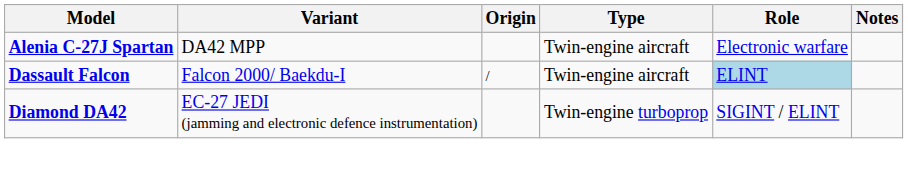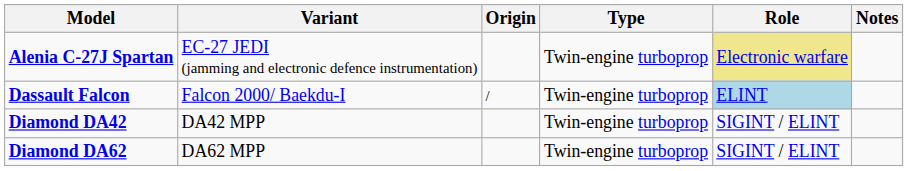(223, 46) DA42 MPP -> (330, 56) EC-27 JEDI (jamming and electronic defence instrumentation)
(617, 46) Twin-engine aircraft -> (626, 56) Twin-engine turboprop
(782, 46) no background -> (782, 56) khaki background
(617, 74) Twin-engine aircraft -> (626, 94) Twin-engine turboprop
(330, 113) EC-27 JEDI (jamming and electronic defence instrumentation) -> (223, 123) DA42 MPP
+ row: (68, 151)
